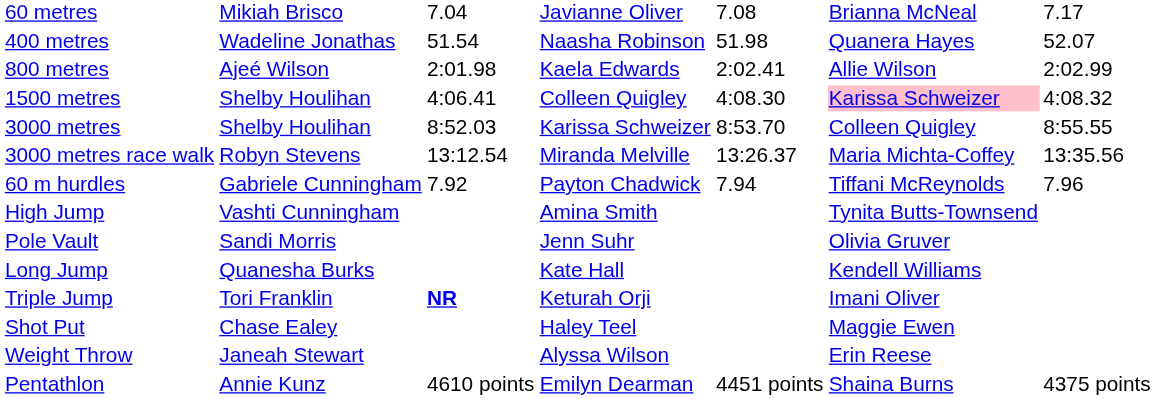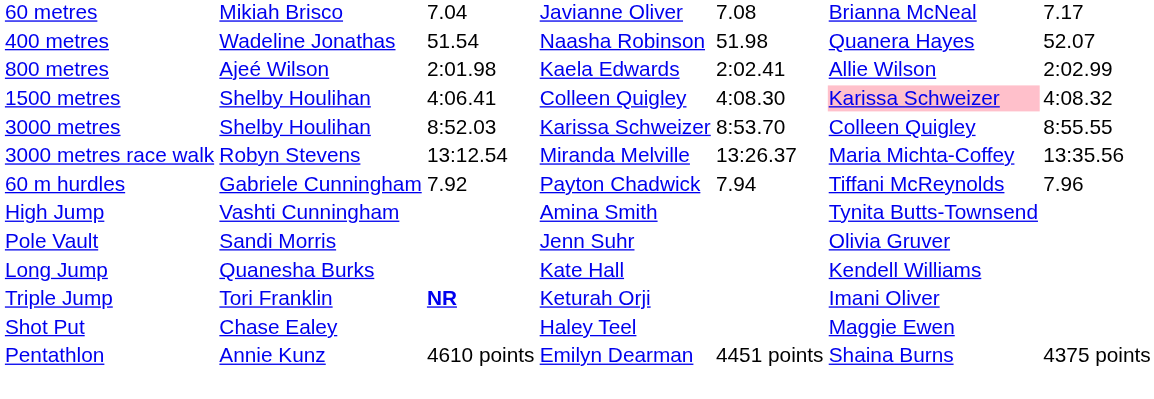- row: (69, 355)
